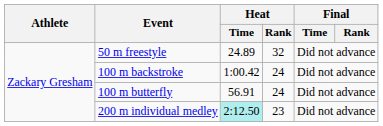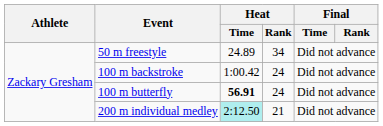(278, 53) 32 -> (278, 53) 34
(242, 92) normal -> (242, 92) bold
(278, 112) 23 -> (278, 112) 21
